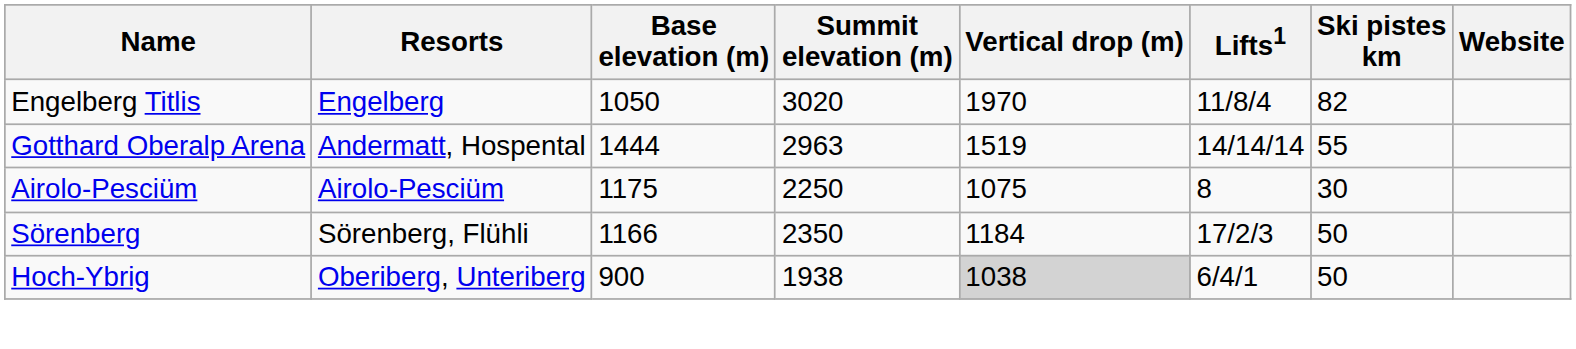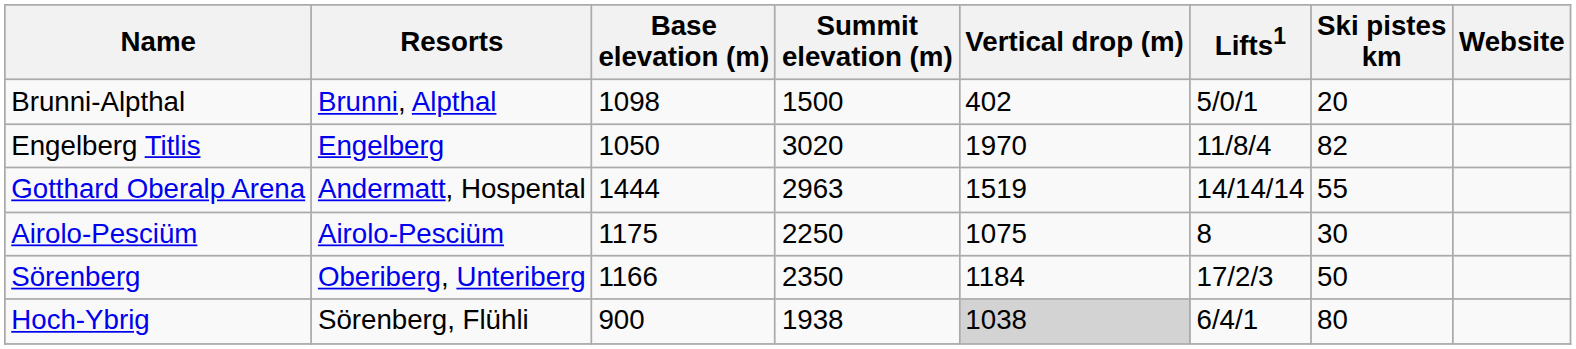+ row: (98, 101)
(423, 233) Sörenberg, Flühli -> (452, 277) Oberiberg, Unteriberg
(452, 277) Oberiberg, Unteriberg -> (423, 320) Sörenberg, Flühli
(1332, 277) 50 -> (1332, 320) 80
